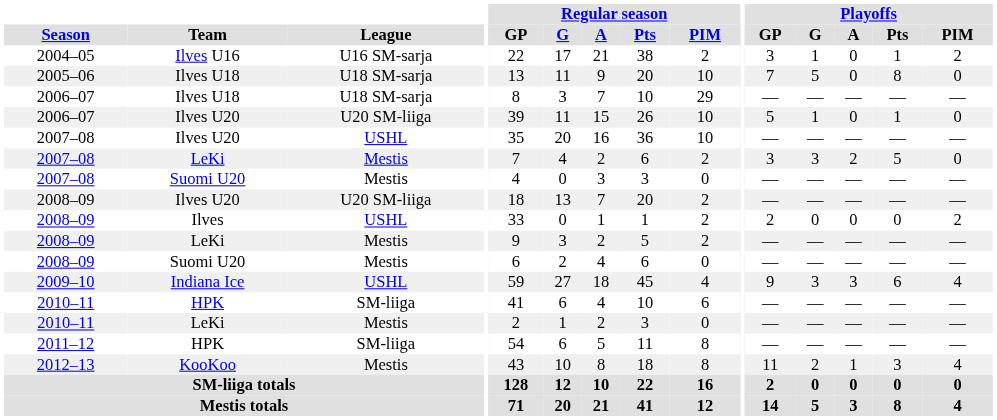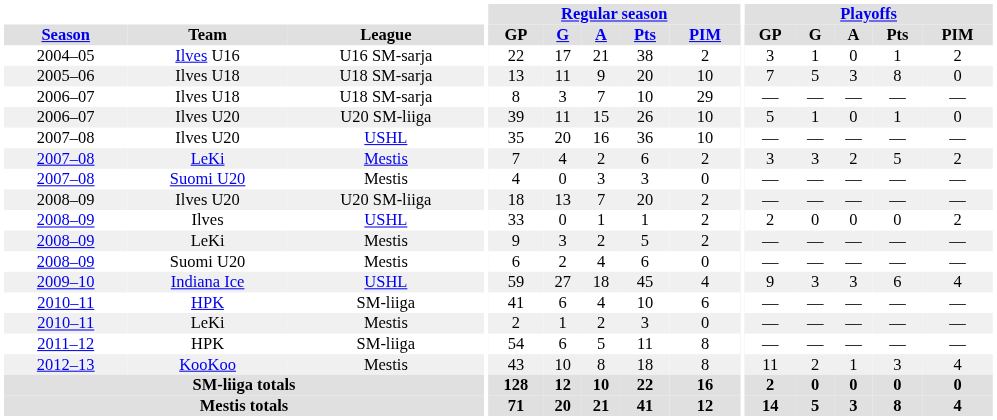(853, 76) 0 -> (853, 76) 3
(958, 158) 0 -> (958, 158) 2
